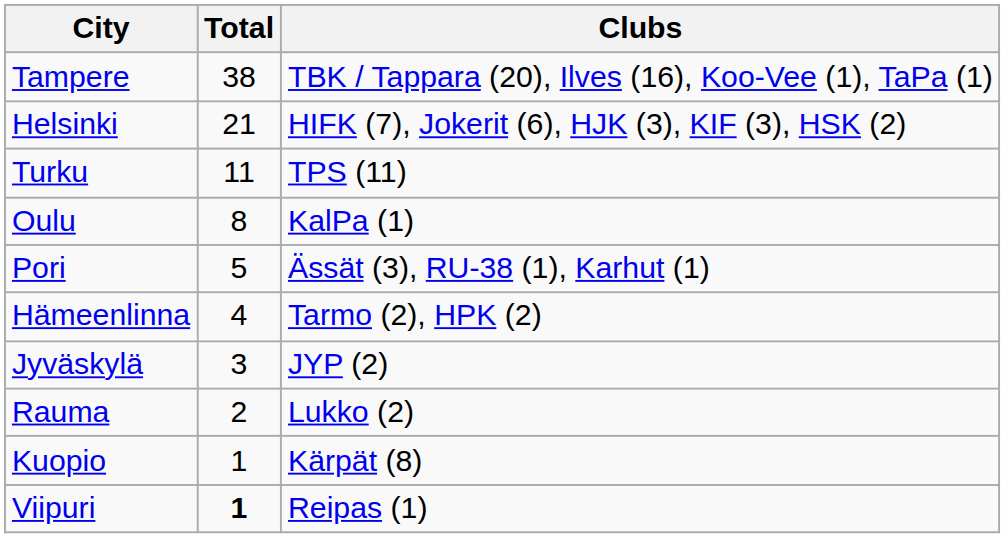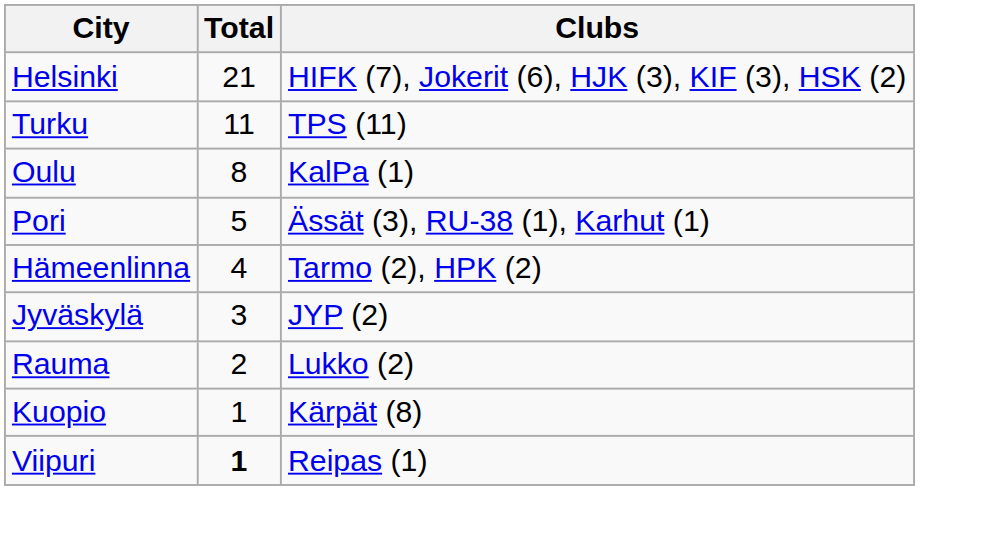- row: (71, 76)
